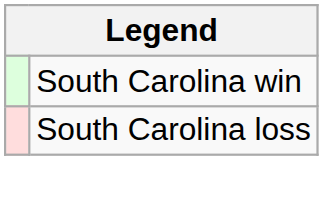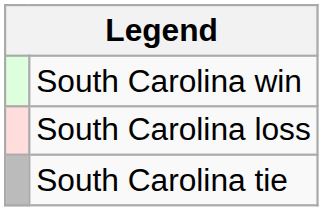+ row: (162, 181)
